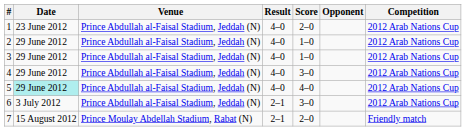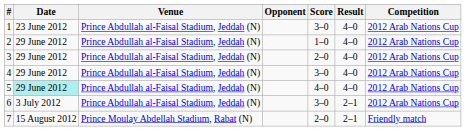columns swapped: (343, 12) <-> (278, 12)
(307, 27) 2–0 -> (321, 27) 3–0
(307, 57) 1–0 -> (321, 57) 2–0
